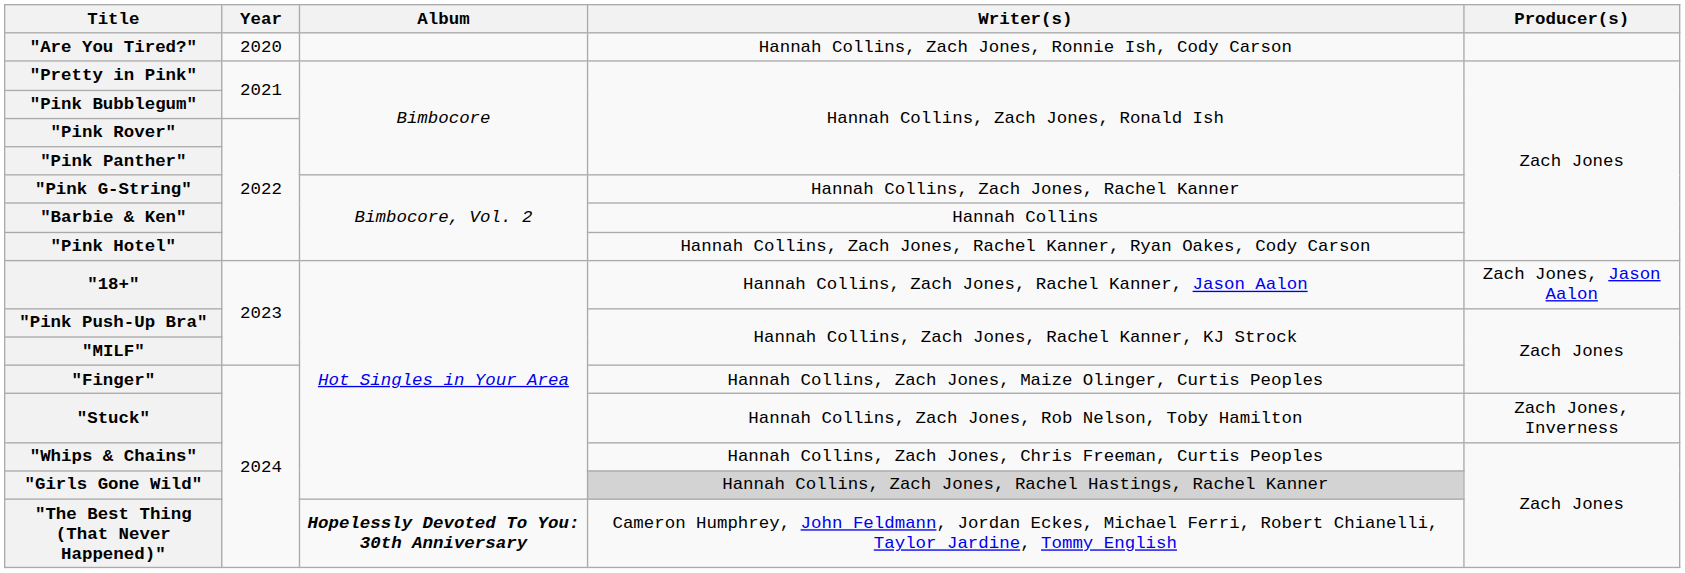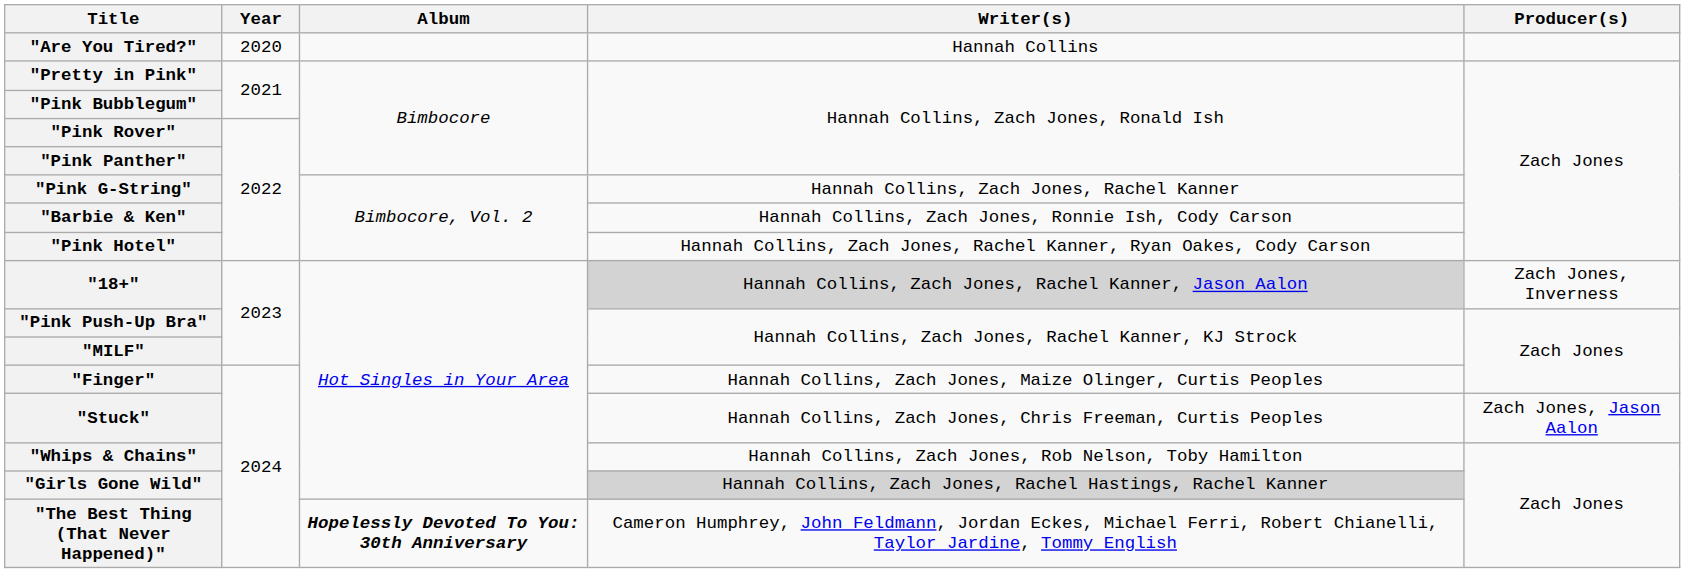(1025, 47) Hannah Collins, Zach Jones, Ronnie Ish, Cody Carson -> (1025, 47) Hannah Collins
(1025, 218) Hannah Collins -> (1025, 218) Hannah Collins, Zach Jones, Ronnie Ish, Cody Carson
(1025, 284) no background -> (1025, 284) lightgrey background
(1572, 284) Zach Jones, Jason Aalon -> (1572, 284) Zach Jones, Inverness
(1025, 418) Hannah Collins, Zach Jones, Rob Nelson, Toby Hamilton -> (1025, 418) Hannah Collins, Zach Jones, Chris Freeman, Curtis Peoples
(1572, 418) Zach Jones, Inverness -> (1572, 418) Zach Jones, Jason Aalon
(1025, 457) Hannah Collins, Zach Jones, Chris Freeman, Curtis Peoples -> (1025, 457) Hannah Collins, Zach Jones, Rob Nelson, Toby Hamilton
